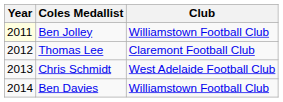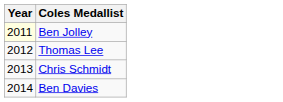- column: (202, 13)
